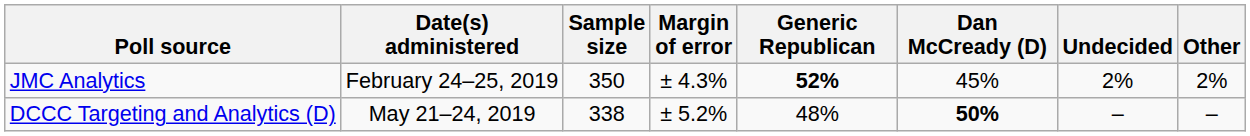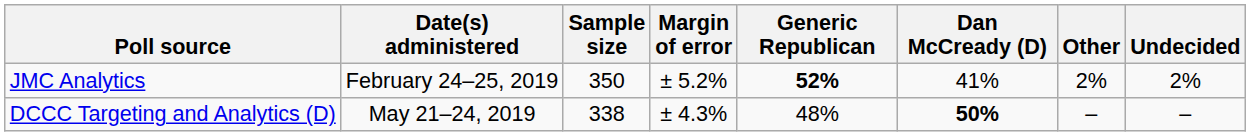columns swapped: (1212, 46) <-> (1118, 46)
(694, 80) ± 4.3% -> (694, 80) ± 5.2%
(977, 80) 45% -> (977, 80) 41%
(694, 114) ± 5.2% -> (694, 114) ± 4.3%
